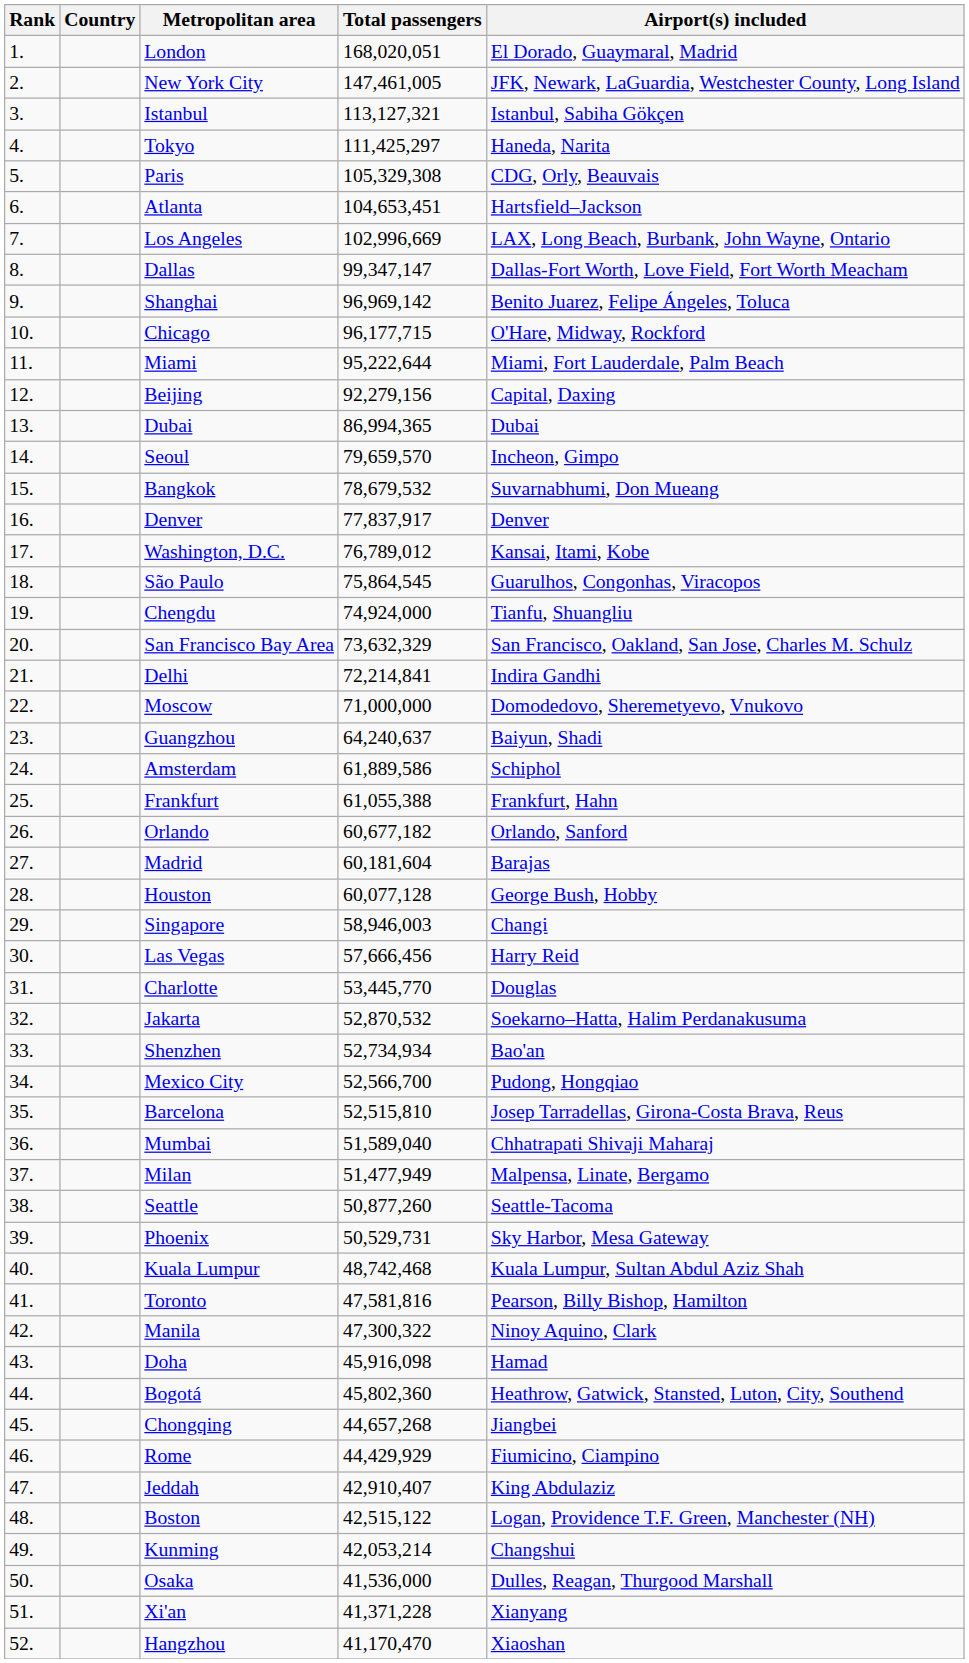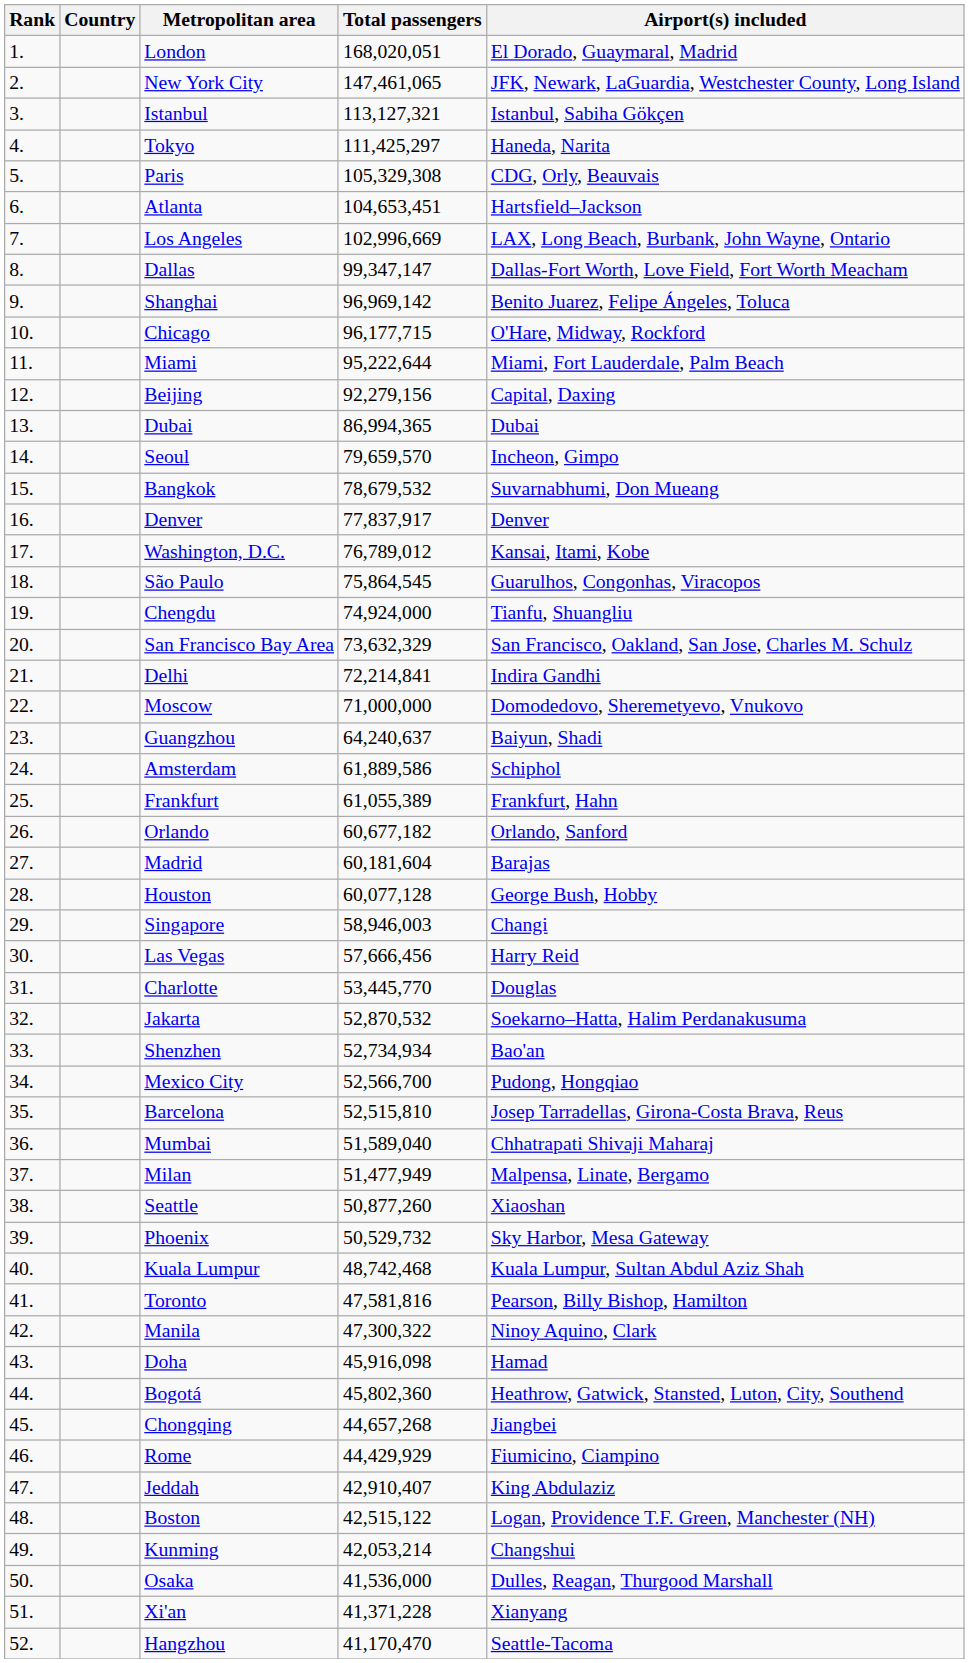(392, 82) 147,461,005 -> (392, 82) 147,461,065
(387, 800) 61,055,388 -> (387, 800) 61,055,389
(552, 1206) Seattle-Tacoma -> (528, 1206) Xiaoshan
(387, 1237) 50,529,731 -> (387, 1237) 50,529,732
(528, 1643) Xiaoshan -> (552, 1643) Seattle-Tacoma
